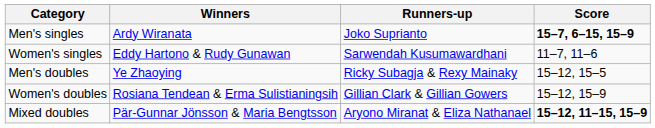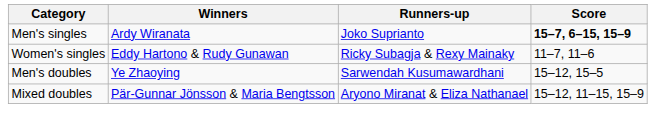(425, 53) Sarwendah Kusumawardhani -> (428, 53) Ricky Subagja & Rexy Mainaky
(430, 73) Ricky Subagja & Rexy Mainaky -> (422, 73) Sarwendah Kusumawardhani
- row: (58, 93)
(592, 113) bold -> (589, 93) normal
